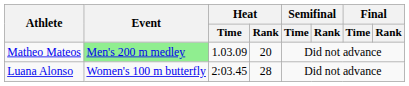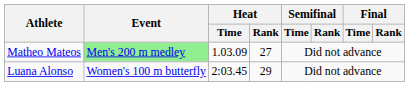(266, 52) 20 -> (266, 52) 27
(266, 72) 28 -> (266, 72) 29
